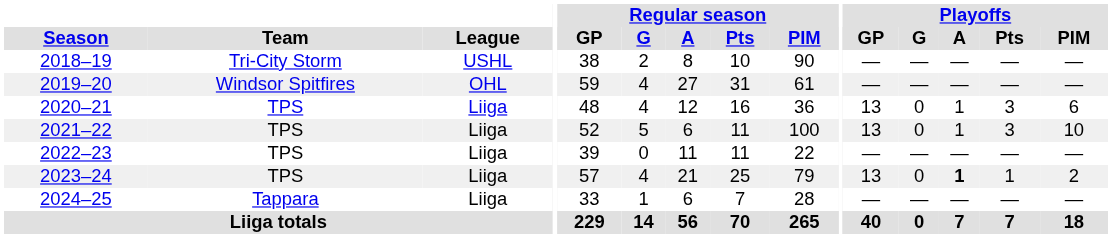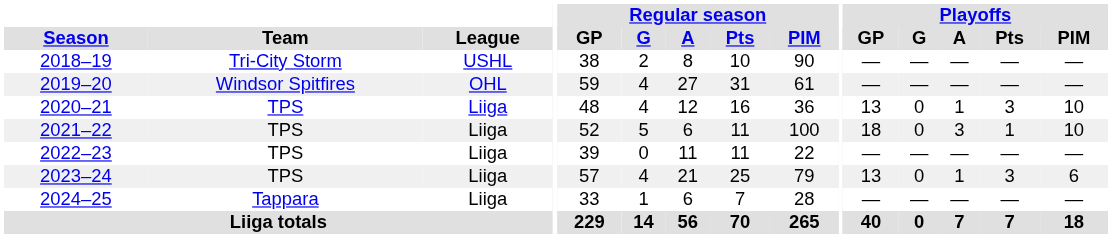(1074, 107) 6 -> (1074, 107) 10
(871, 130) 13 -> (871, 130) 18
(959, 130) 1 -> (959, 130) 3
(1010, 130) 3 -> (1010, 130) 1
(959, 176) bold -> (959, 176) normal
(1010, 176) 1 -> (1010, 176) 3
(1074, 176) 2 -> (1074, 176) 6
